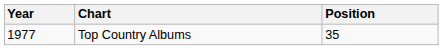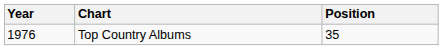(21, 34) 1977 -> (21, 34) 1976
